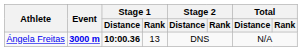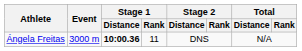(85, 40) bold -> (84, 40) normal
(155, 40) 13 -> (154, 40) 11
